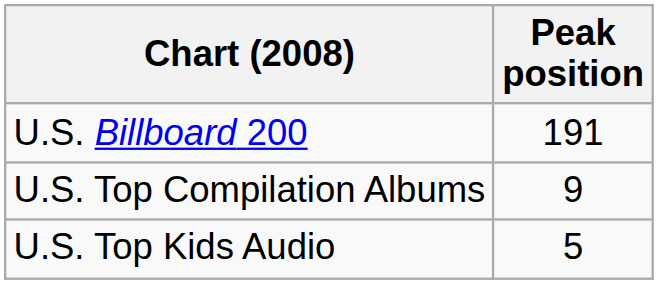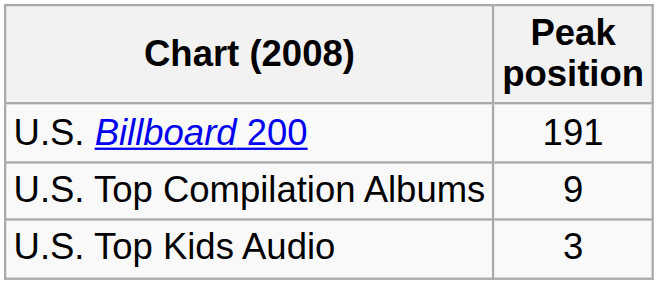(573, 248) 5 -> (573, 248) 3
